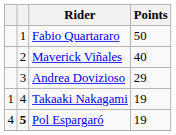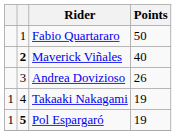(23, 57) normal -> (23, 57) bold
(140, 78) 29 -> (140, 78) 26
(11, 120) 4 -> (11, 120) 1
